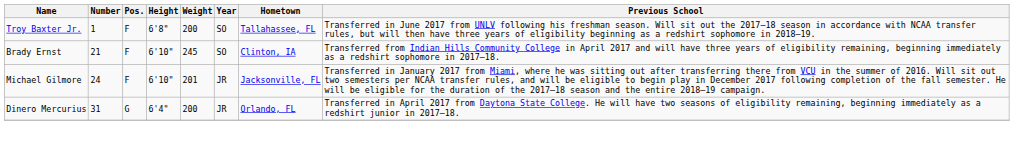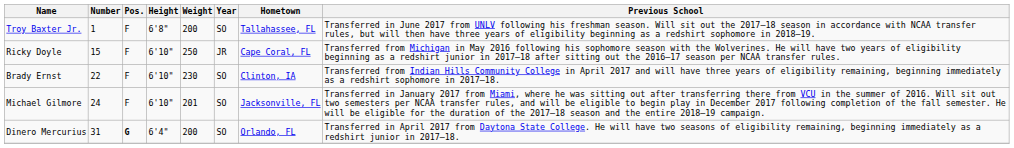+ row: (34, 53)
(95, 53) 21 -> (95, 76) 22
(190, 53) 245 -> (190, 76) 230
(221, 81) JR -> (221, 104) SO
(127, 109) normal -> (127, 132) bold
(221, 109) JR -> (221, 132) SO
